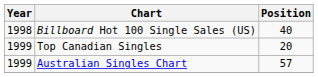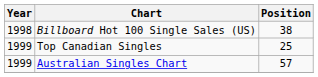(286, 30) 40 -> (286, 30) 38
(286, 47) 20 -> (286, 47) 25
